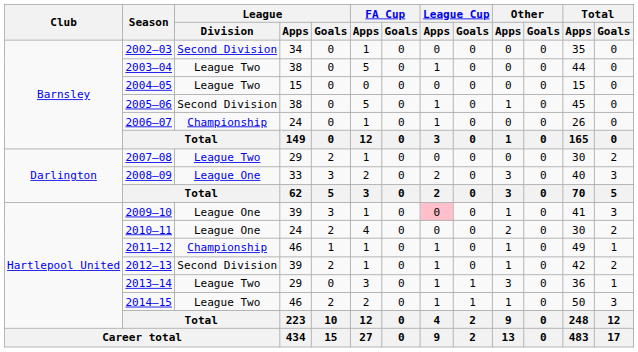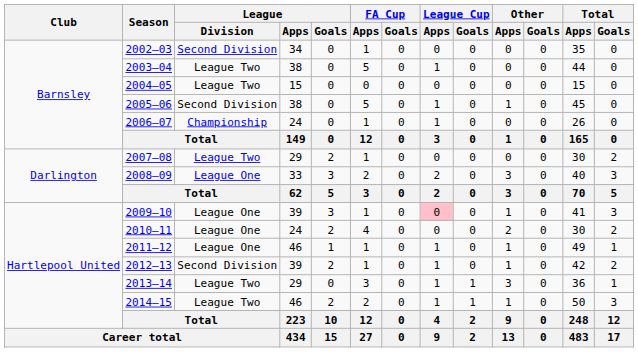(227, 248) Championship -> (227, 248) League One
